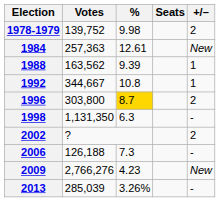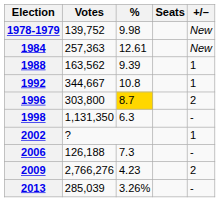(193, 30) 2 -> (201, 30) New
(193, 135) 2 -> (193, 135) 1
(201, 170) New -> (193, 170) 2
